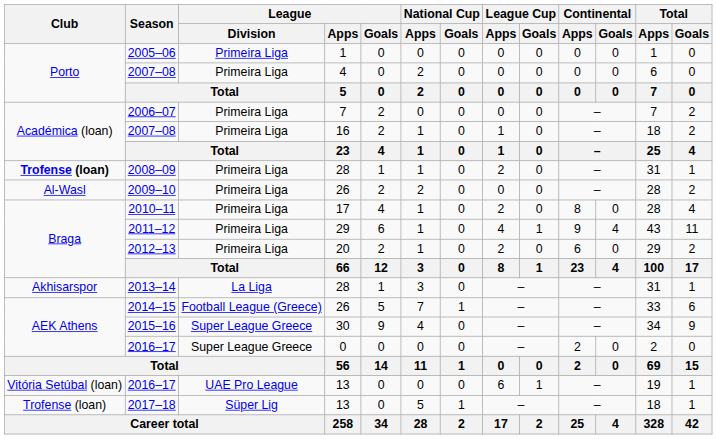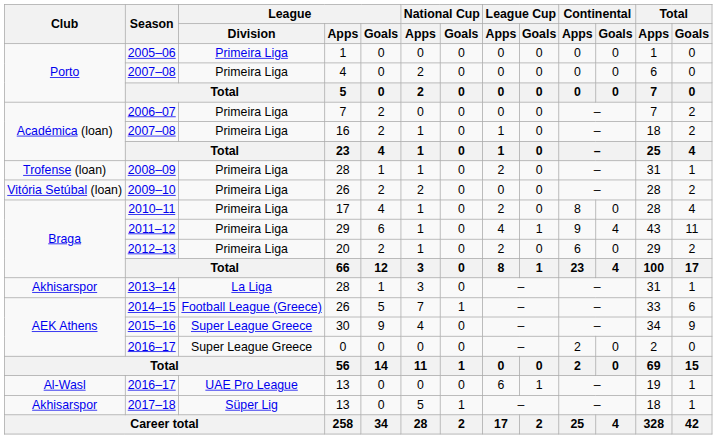(65, 170) bold -> (65, 170) normal
(65, 190) Al-Wasl -> (65, 190) Vitória Setúbal (loan)
(65, 385) Vitória Setúbal (loan) -> (65, 385) Al-Wasl
(65, 405) Trofense (loan) -> (65, 405) Akhisarspor
